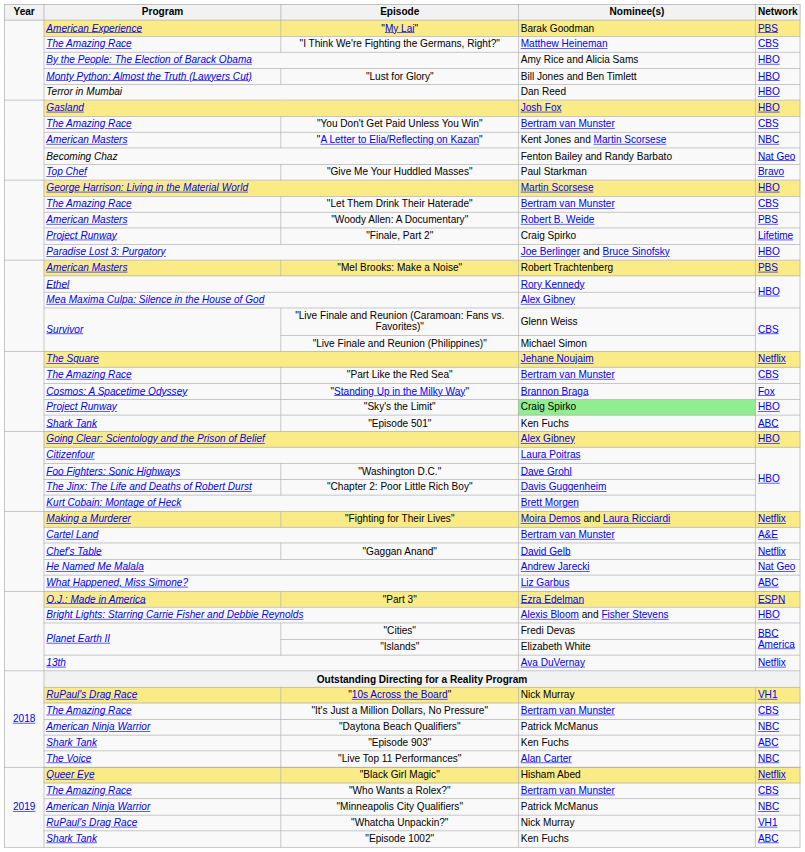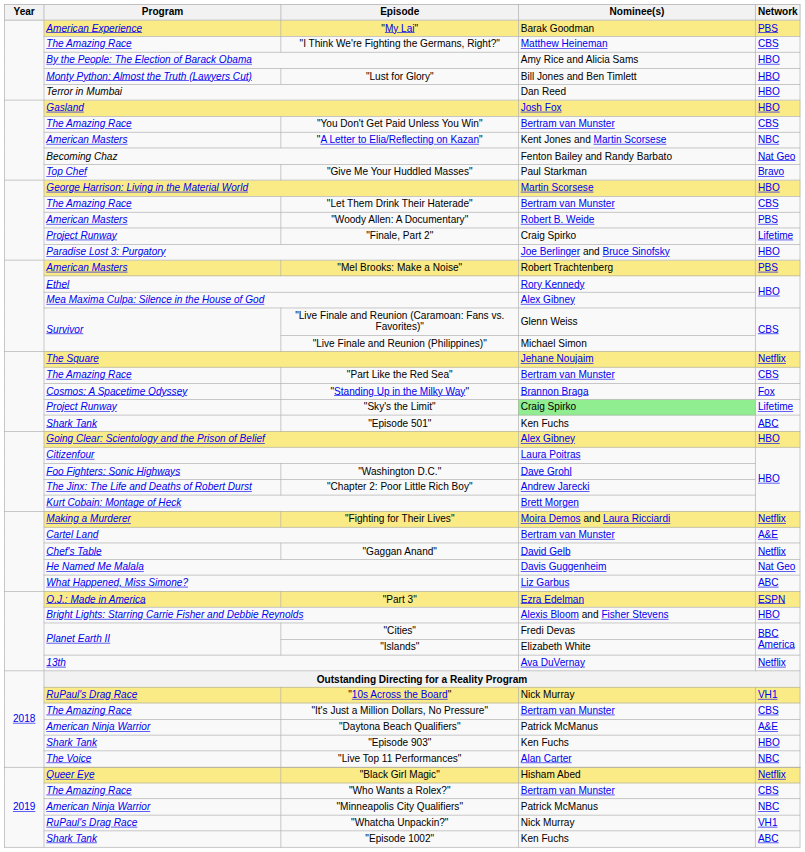(769, 407) HBO -> (776, 407) Lifetime
(564, 487) Davis Guggenheim -> (555, 487) Andrew Jarecki
(555, 567) Andrew Jarecki -> (564, 567) Davis Guggenheim
(769, 727) NBC -> (768, 727) A&E
(768, 743) ABC -> (769, 743) HBO
